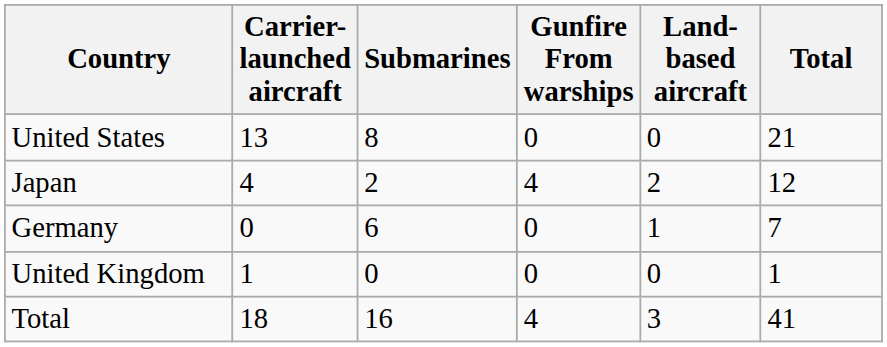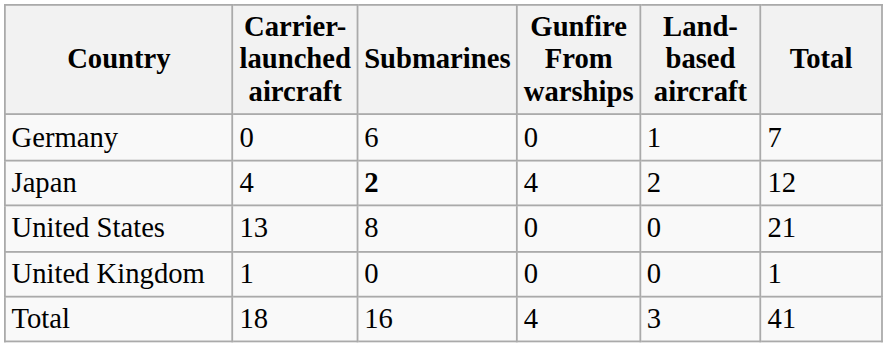rows swapped: (88, 137) <-> (65, 227)
(371, 182) normal -> (371, 182) bold
